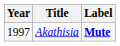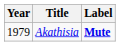(19, 31) 1997 -> (19, 31) 1979
